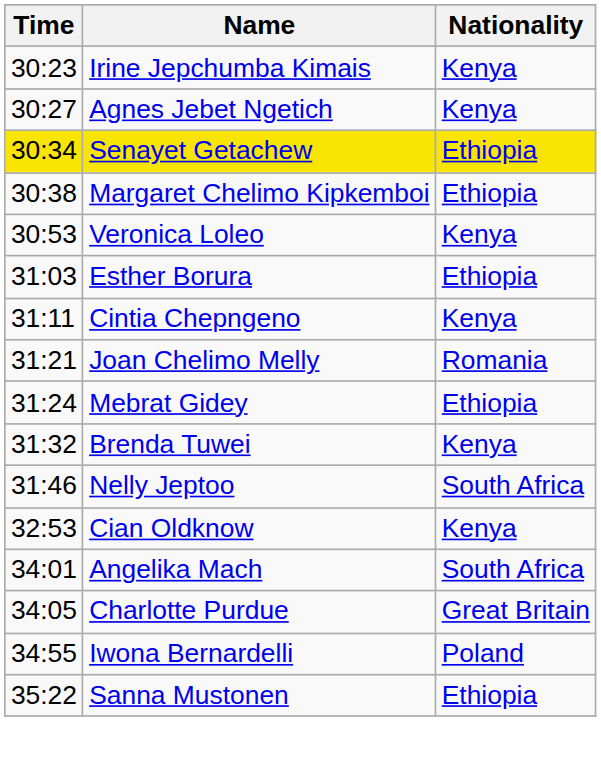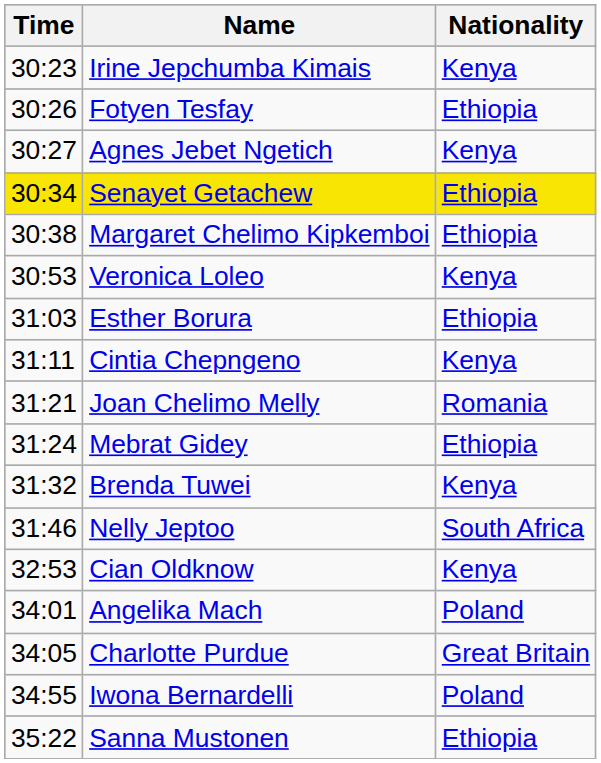+ row: (171, 109)
(513, 569) South Africa -> (483, 611) Poland
